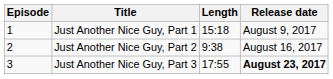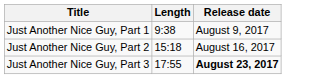- column: (28, 13)
(215, 30) 15:18 -> (165, 30) 9:38
(212, 47) 9:38 -> (168, 47) 15:18
